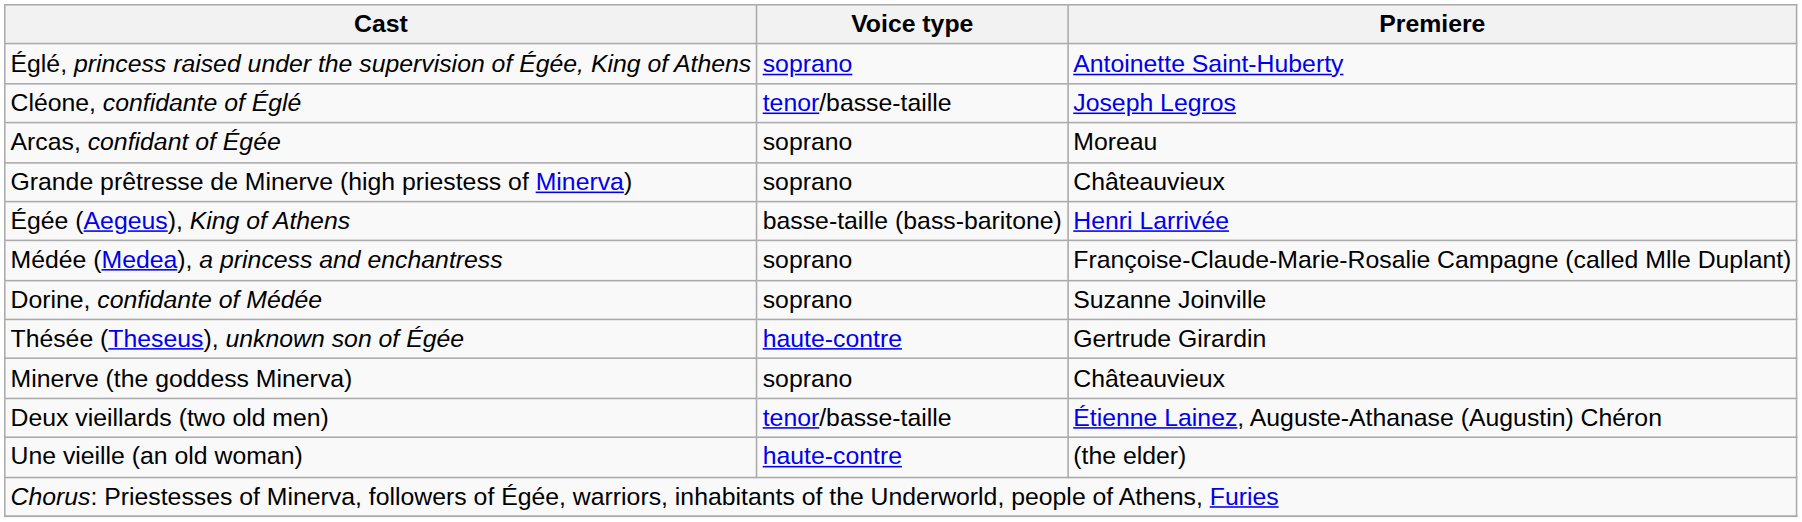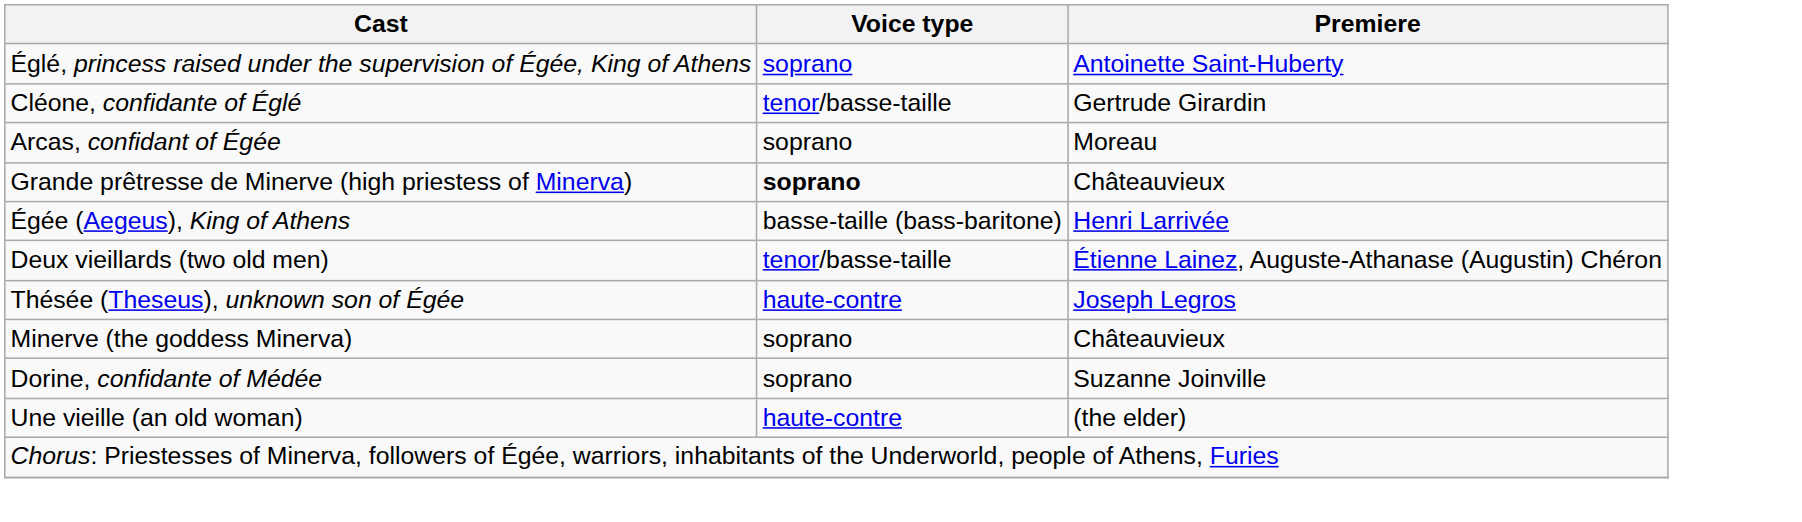(1155, 102) Joseph Legros -> (1170, 102) Gertrude Girardin
(808, 181) normal -> (812, 181) bold
- row: (257, 260)
rows swapped: (166, 299) <-> (170, 417)
(1170, 338) Gertrude Girardin -> (1155, 299) Joseph Legros
